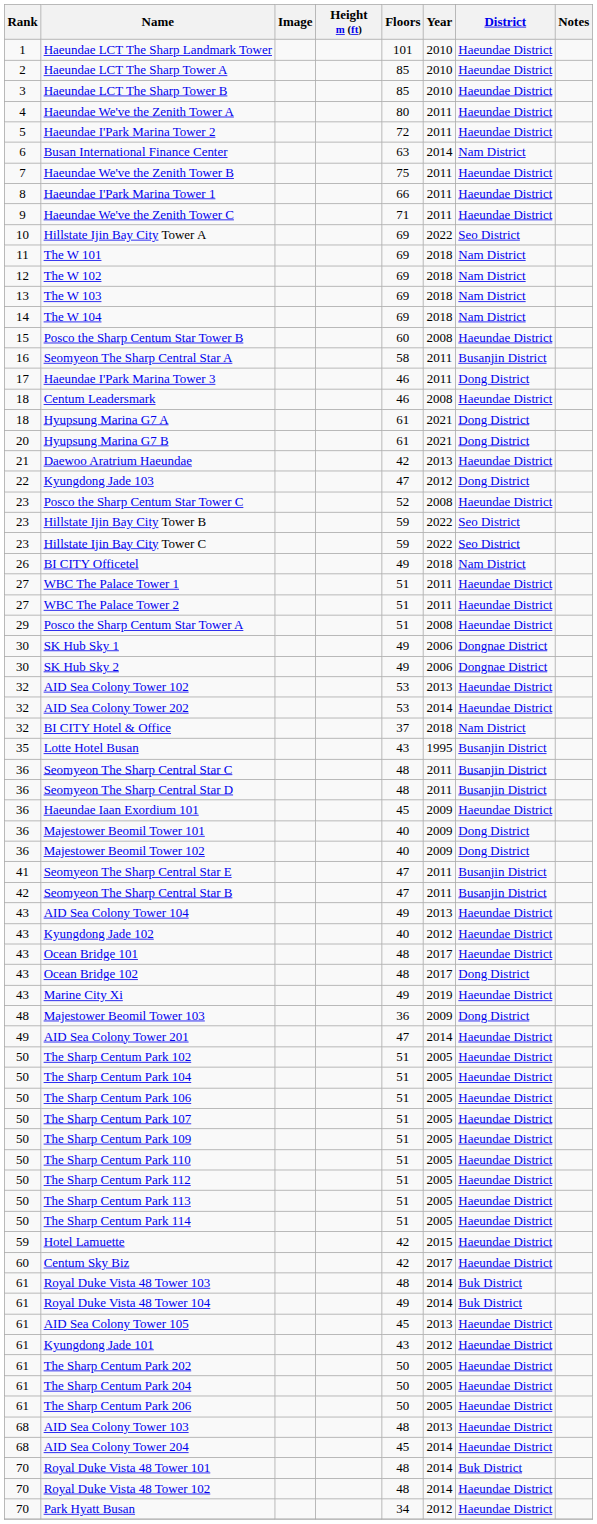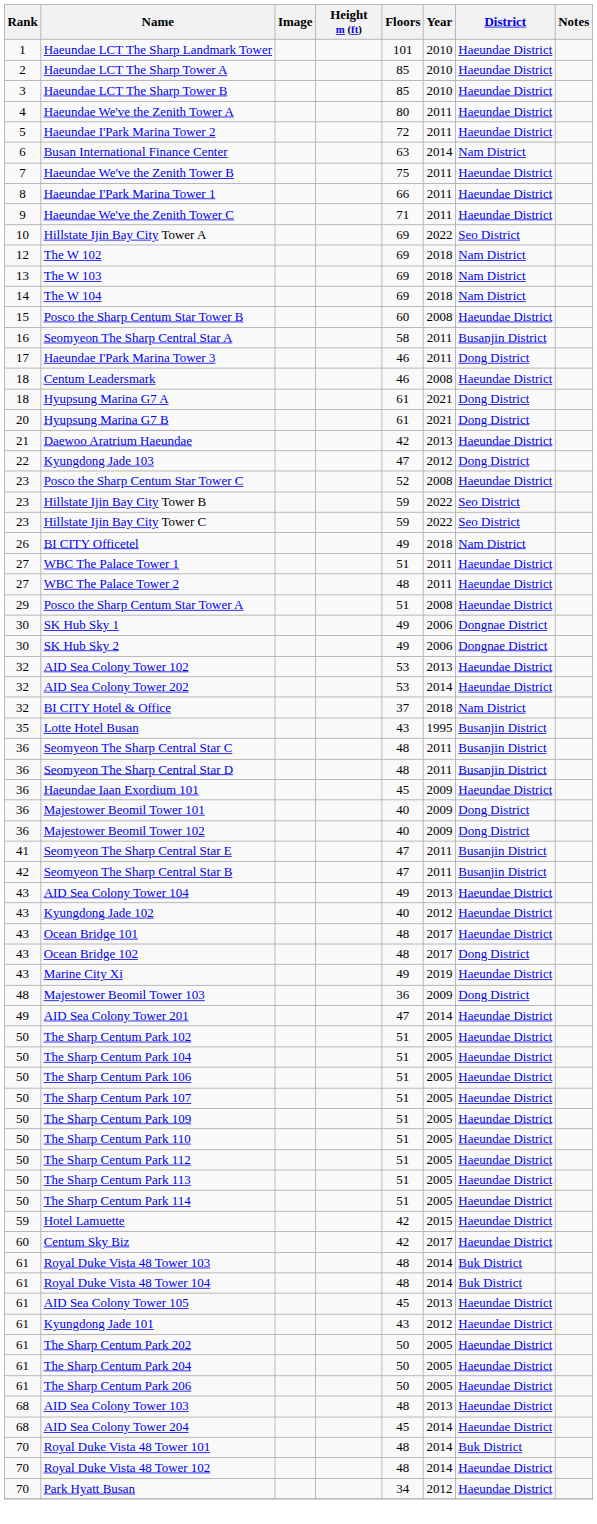- row: (73, 255)
(403, 604) 51 -> (403, 584) 48
(403, 1303) 49 -> (403, 1283) 48
